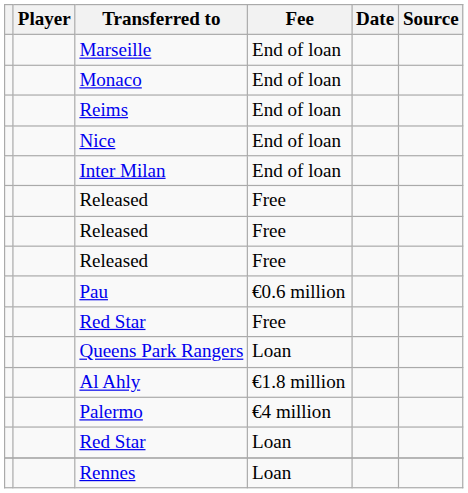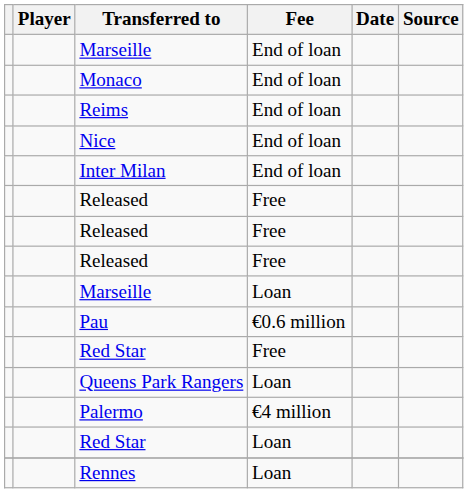+ row: (115, 291)
- row: (110, 381)
